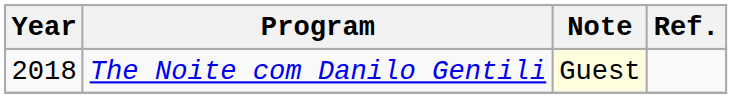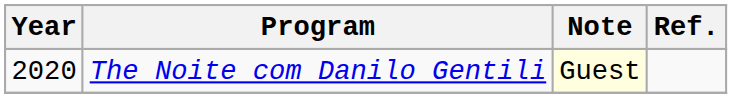(44, 71) 2018 -> (44, 71) 2020
